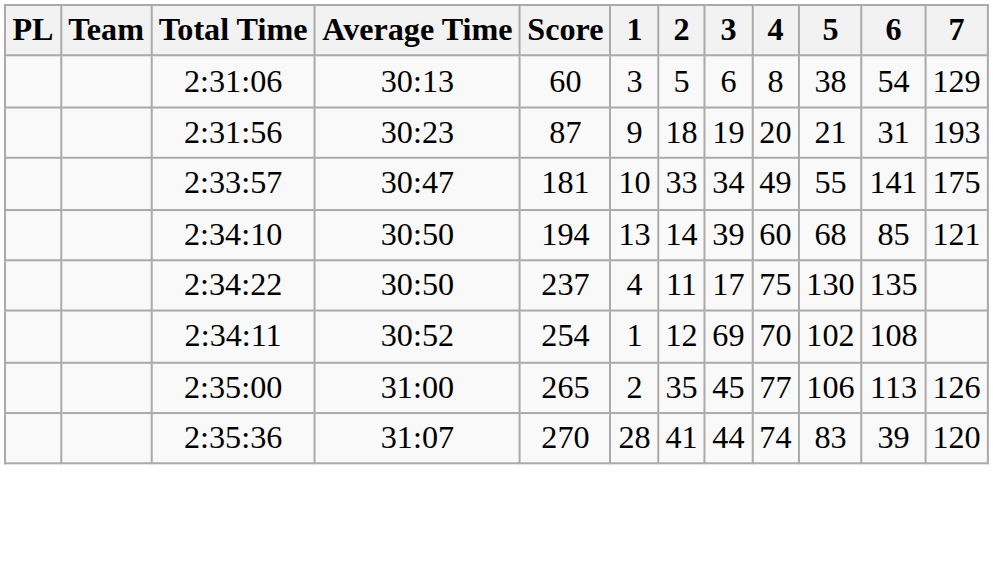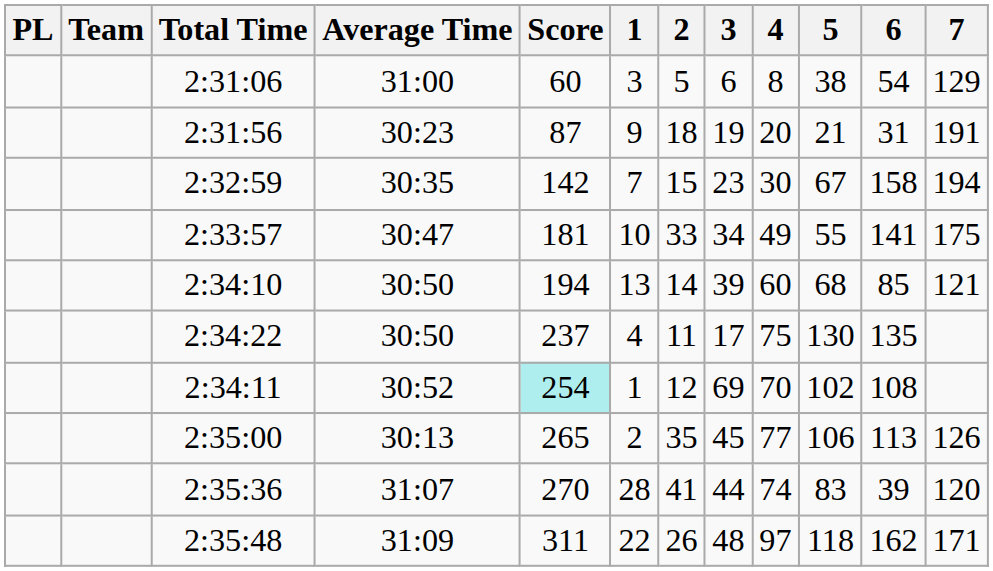(417, 81) 30:13 -> (417, 81) 31:00
(957, 132) 193 -> (957, 132) 191
+ row: (233, 183)
(565, 336) no background -> (565, 387) paleturquoise background
(417, 387) 31:00 -> (417, 438) 30:13
+ row: (233, 540)
